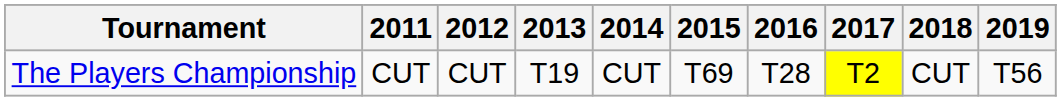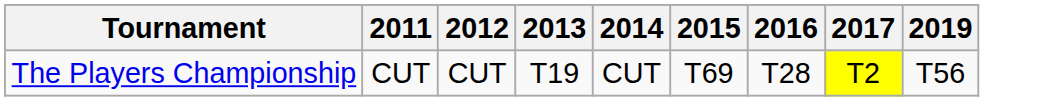- column: (941, 28)
